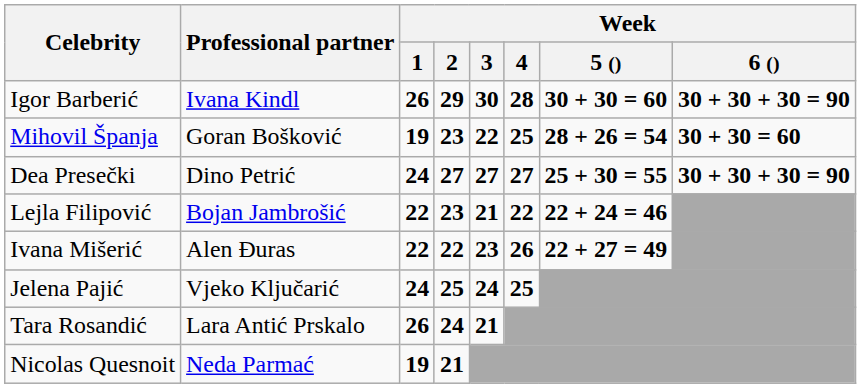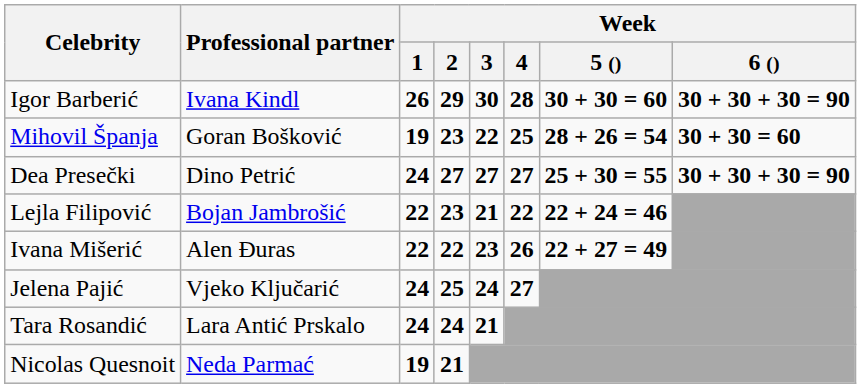(522, 288) 25 -> (522, 288) 27
(417, 325) 26 -> (417, 325) 24
